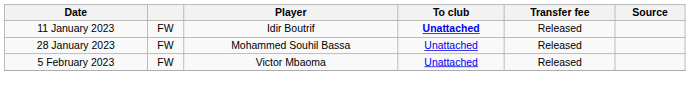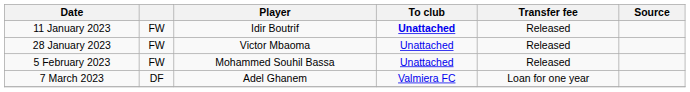(291, 45) Mohammed Souhil Bassa -> (275, 45) Victor Mbaoma
(291, 62) Victor Mbaoma -> (275, 62) Mohammed Souhil Bassa
+ row: (72, 78)
